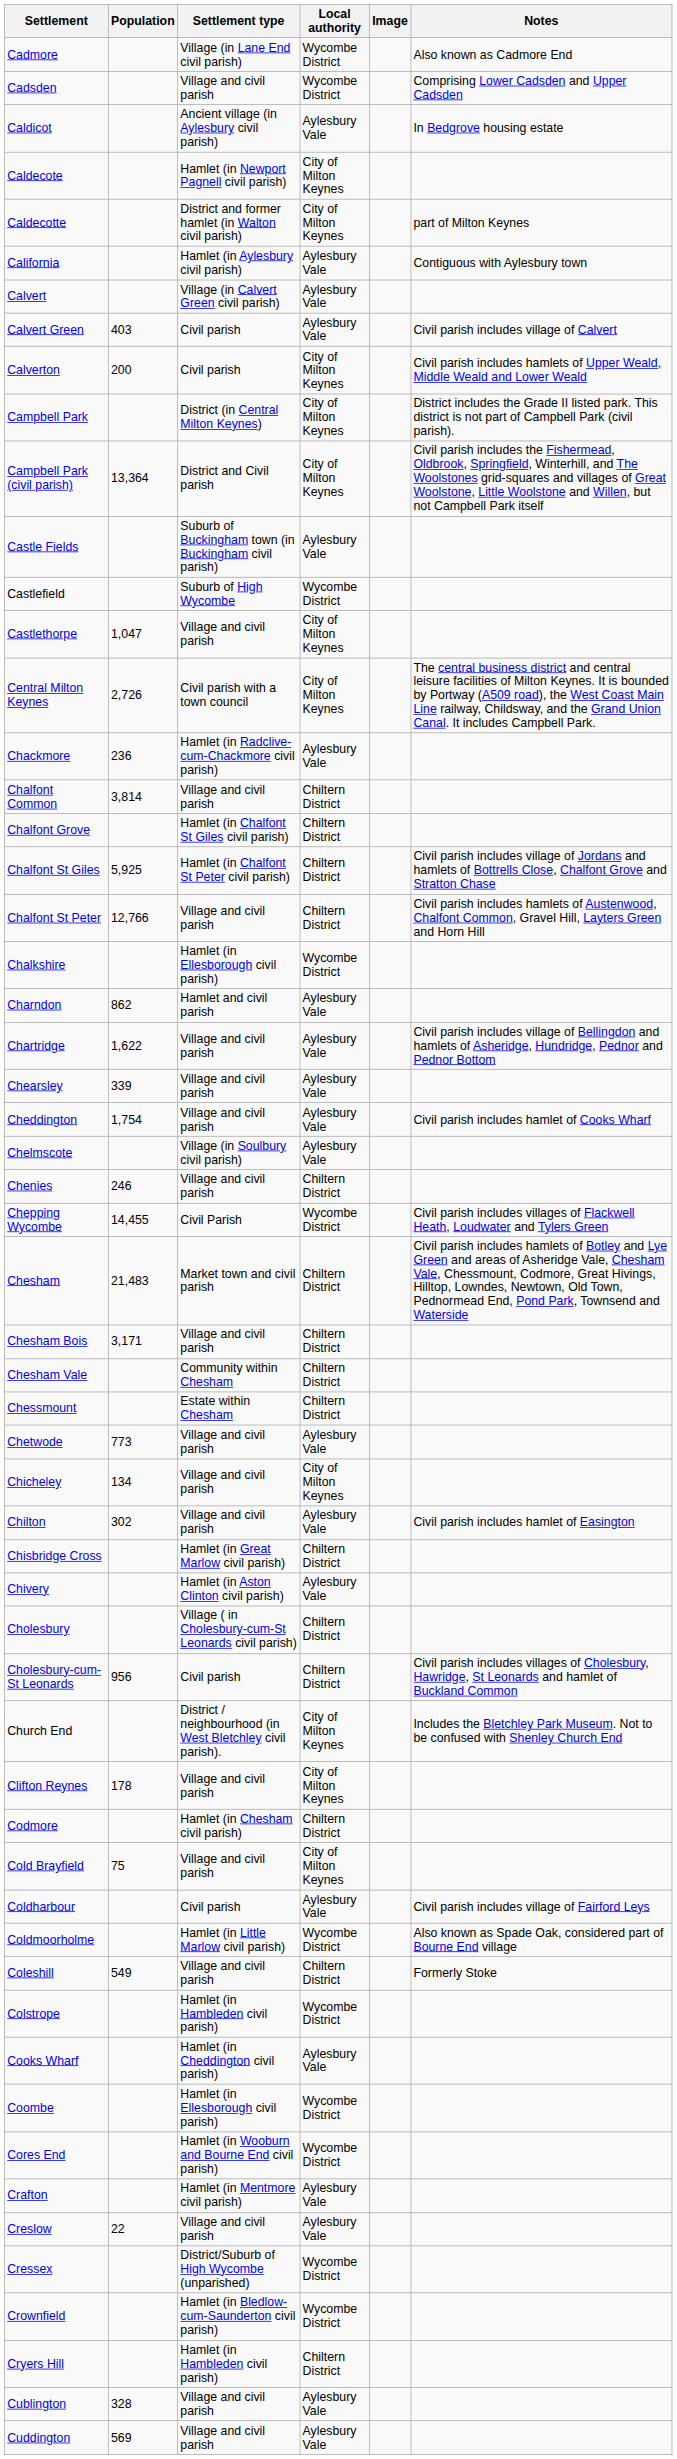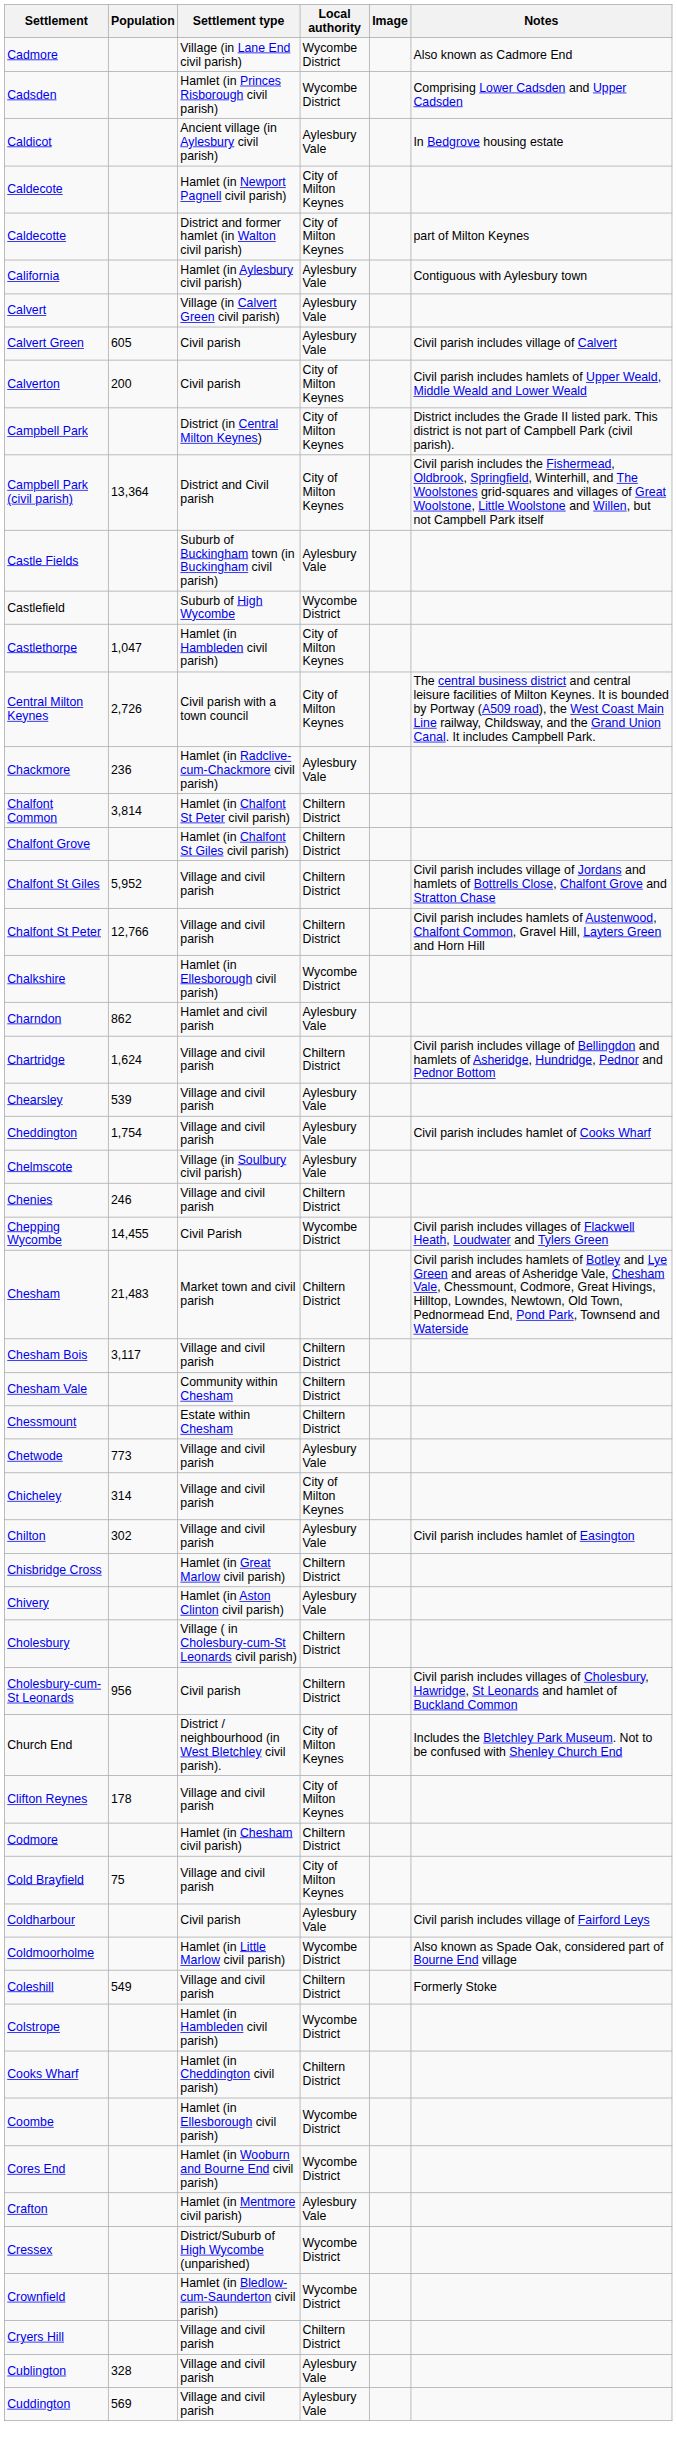(223, 87) Village and civil parish -> (231, 94) Hamlet (in Princes Risborough civil parish)
(121, 329) 403 -> (121, 343) 605
(223, 634) Village and civil parish -> (224, 648) Hamlet (in Hambleden civil parish)
(223, 796) Village and civil parish -> (235, 810) Hamlet (in Chalfont St Peter civil parish)
(126, 870) 5,925 -> (126, 884) 5,952
(235, 870) Hamlet (in Chalfont St Peter civil parish) -> (223, 884) Village and civil parish
(126, 1045) 1,622 -> (126, 1059) 1,624
(329, 1045) Aylesbury Vale -> (324, 1059) Chiltern District
(121, 1086) 339 -> (121, 1099) 539
(126, 1341) 3,171 -> (126, 1355) 3,117
(121, 1482) 134 -> (121, 1496) 314
(329, 2060) Aylesbury Vale -> (324, 2074) Chiltern District
- row: (29, 2229)
(224, 2364) Hamlet (in Hambleden civil parish) -> (223, 2337) Village and civil parish
